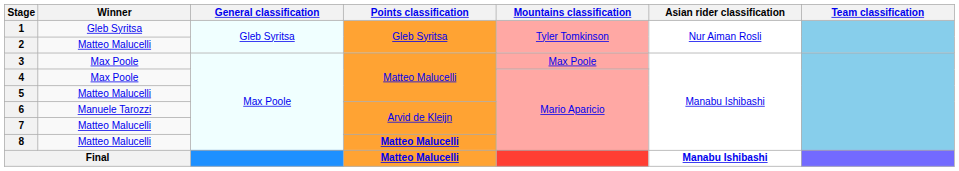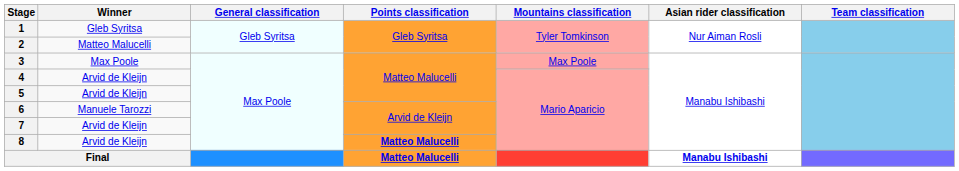(114, 78) Max Poole -> (114, 78) Arvid de Kleijn
(114, 94) Matteo Malucelli -> (114, 94) Arvid de Kleijn
(114, 126) Matteo Malucelli -> (114, 126) Arvid de Kleijn
(114, 142) Matteo Malucelli -> (114, 142) Arvid de Kleijn
